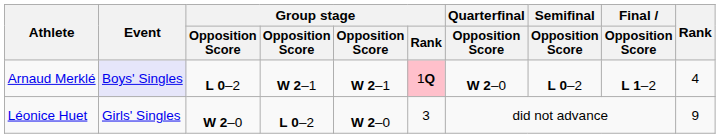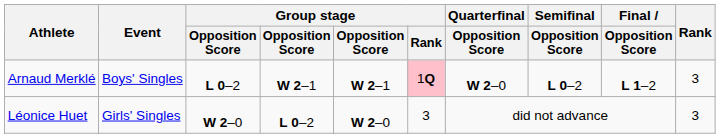(142, 79) lavender background -> (142, 79) no background
(695, 79) 4 -> (695, 79) 3
(695, 115) 9 -> (695, 115) 3
